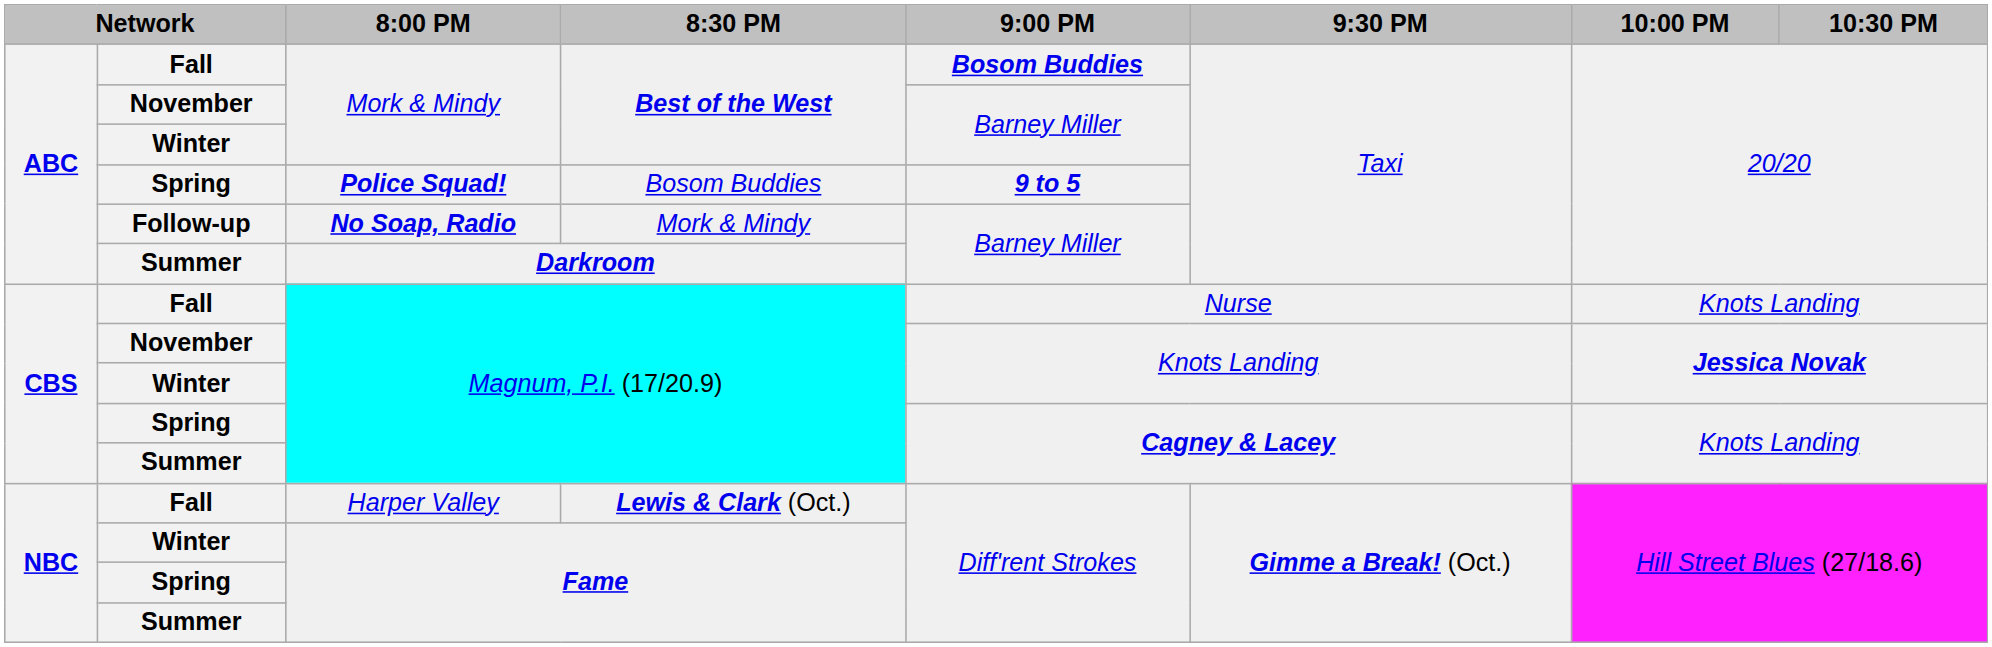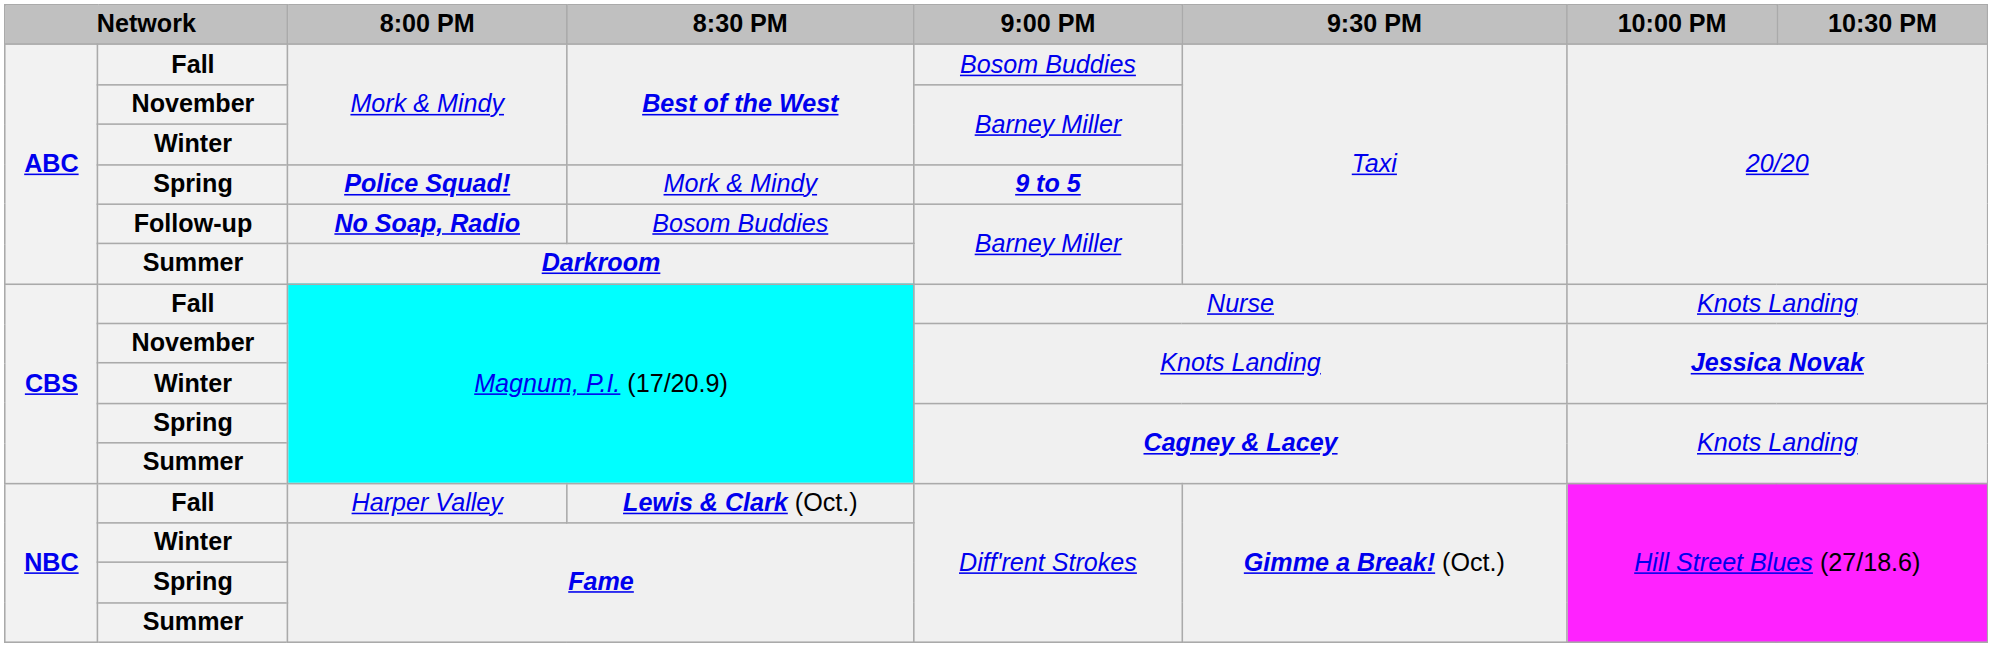(1047, 64) bold -> (1048, 64) normal
(733, 183) Bosom Buddies -> (740, 183) Mork & Mindy
(733, 223) Mork & Mindy -> (740, 223) Bosom Buddies
